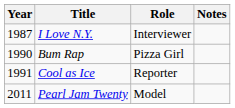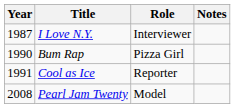(20, 93) 2011 -> (20, 93) 2008
